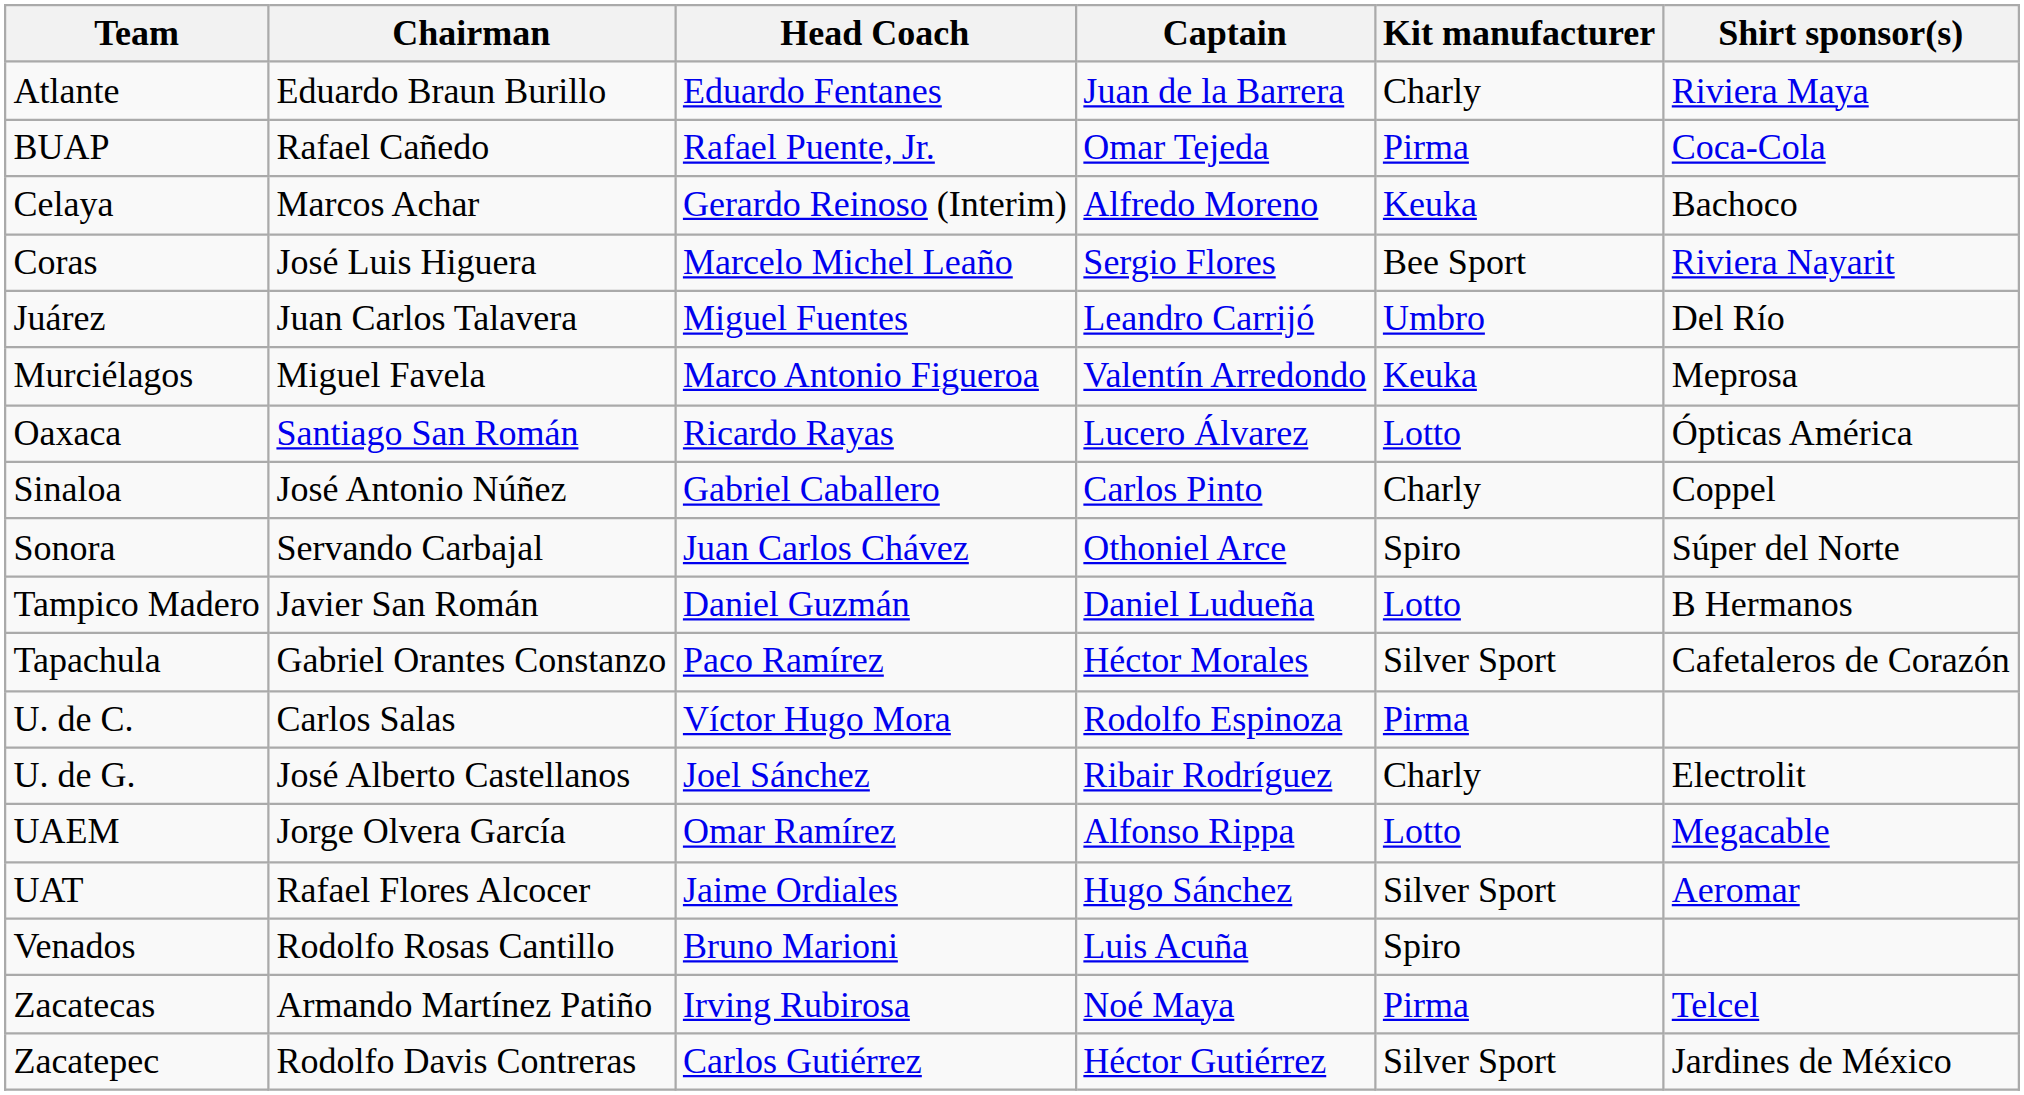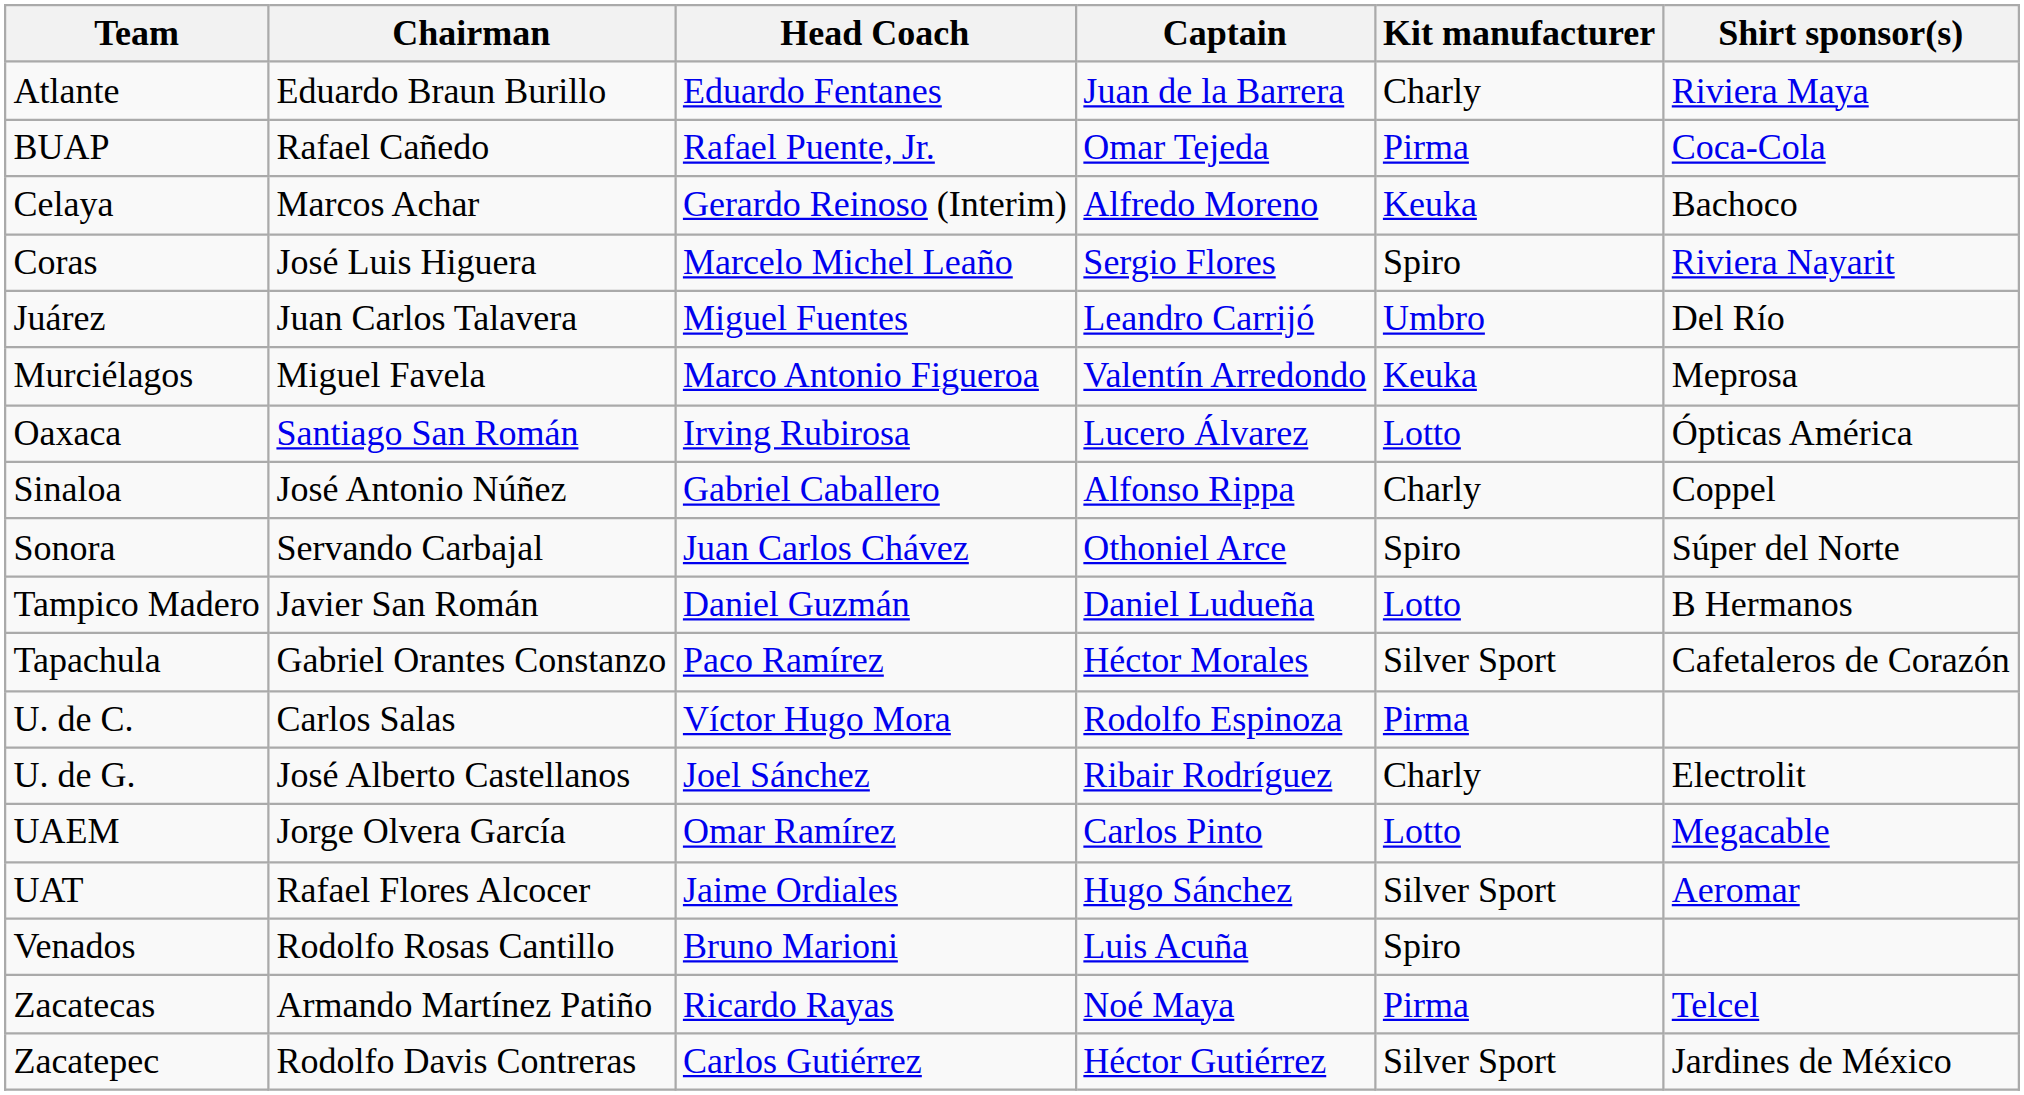(1454, 261) Bee Sport -> (1422, 261) Spiro
(788, 432) Ricardo Rayas -> (796, 432) Irving Rubirosa
(1173, 489) Carlos Pinto -> (1189, 489) Alfonso Rippa
(1189, 832) Alfonso Rippa -> (1173, 832) Carlos Pinto
(796, 1003) Irving Rubirosa -> (788, 1003) Ricardo Rayas
